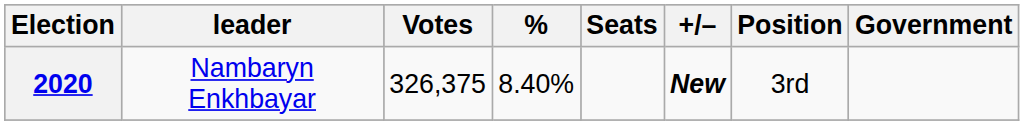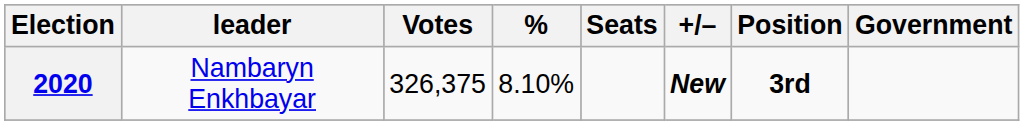(536, 83) 8.40% -> (536, 83) 8.10%
(790, 83) normal -> (790, 83) bold
